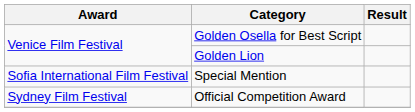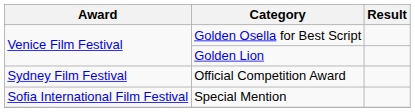rows swapped: (270, 96) <-> (240, 76)
